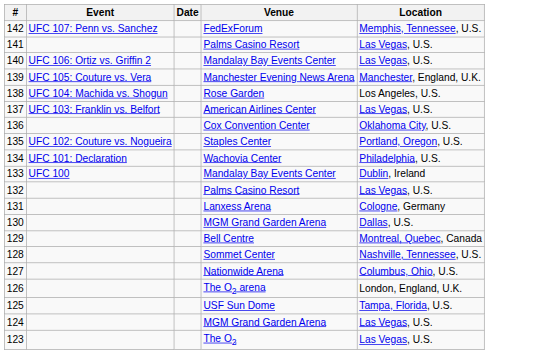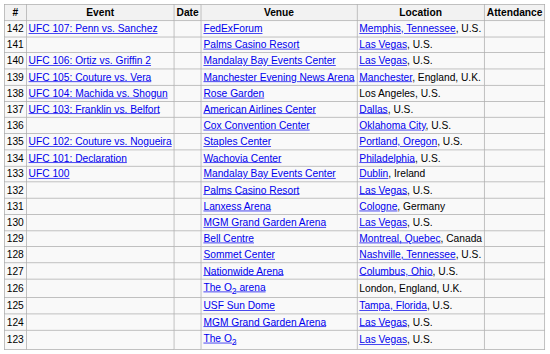+ column: (515, 13)
(396, 110) Las Vegas, U.S. -> (386, 110) Dallas, U.S.
(386, 223) Dallas, U.S. -> (396, 223) Las Vegas, U.S.
